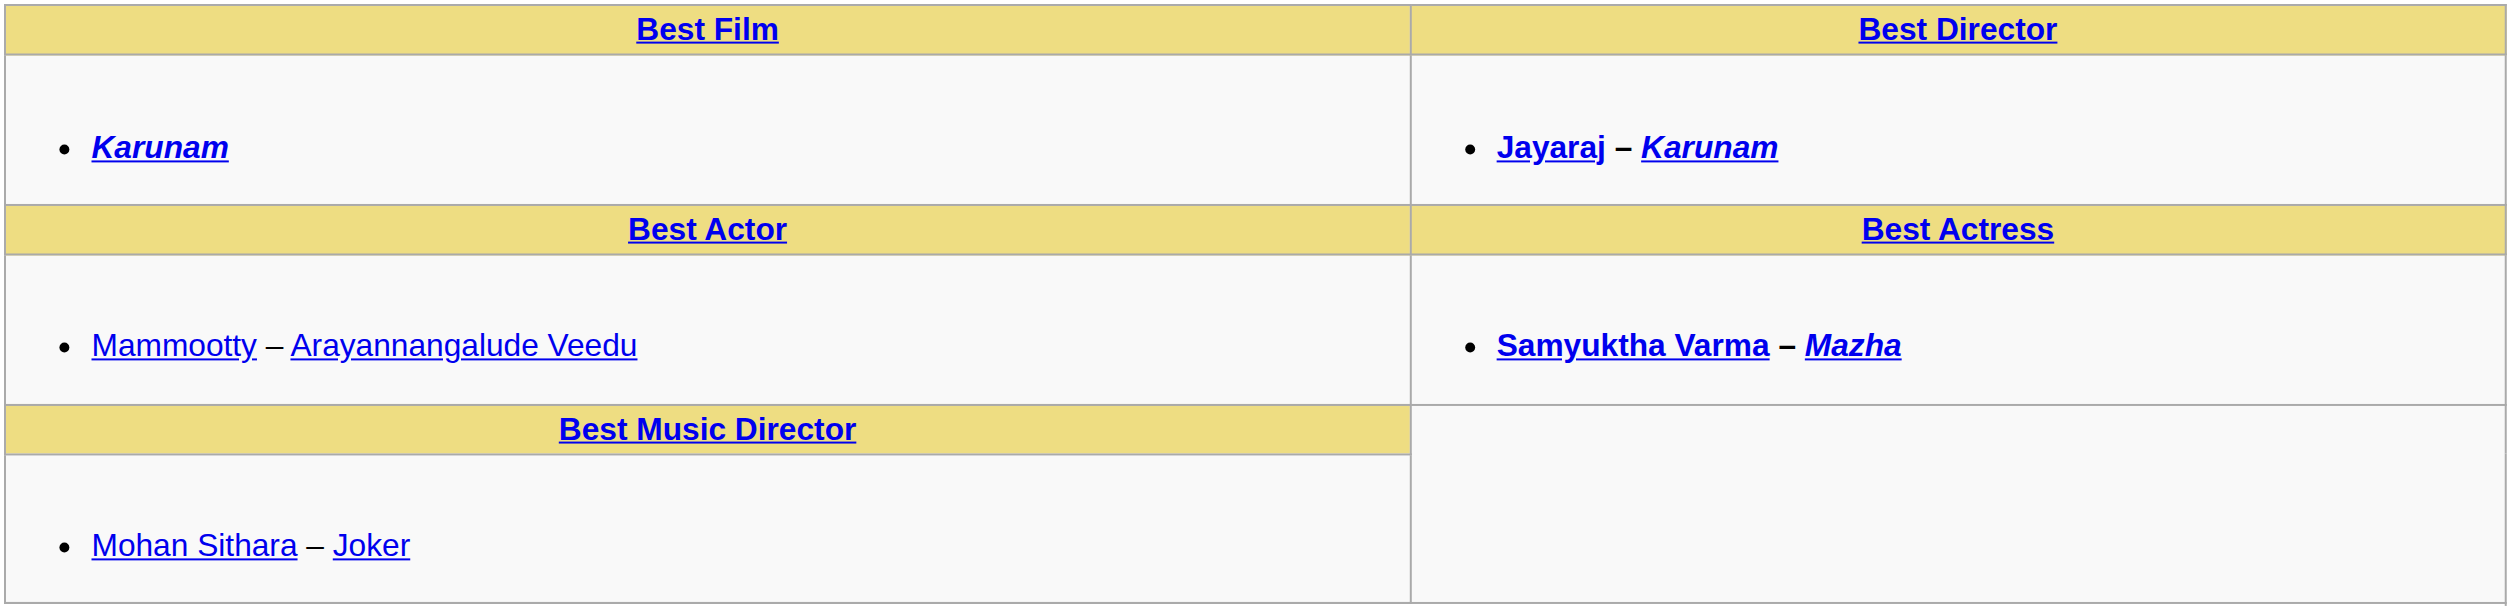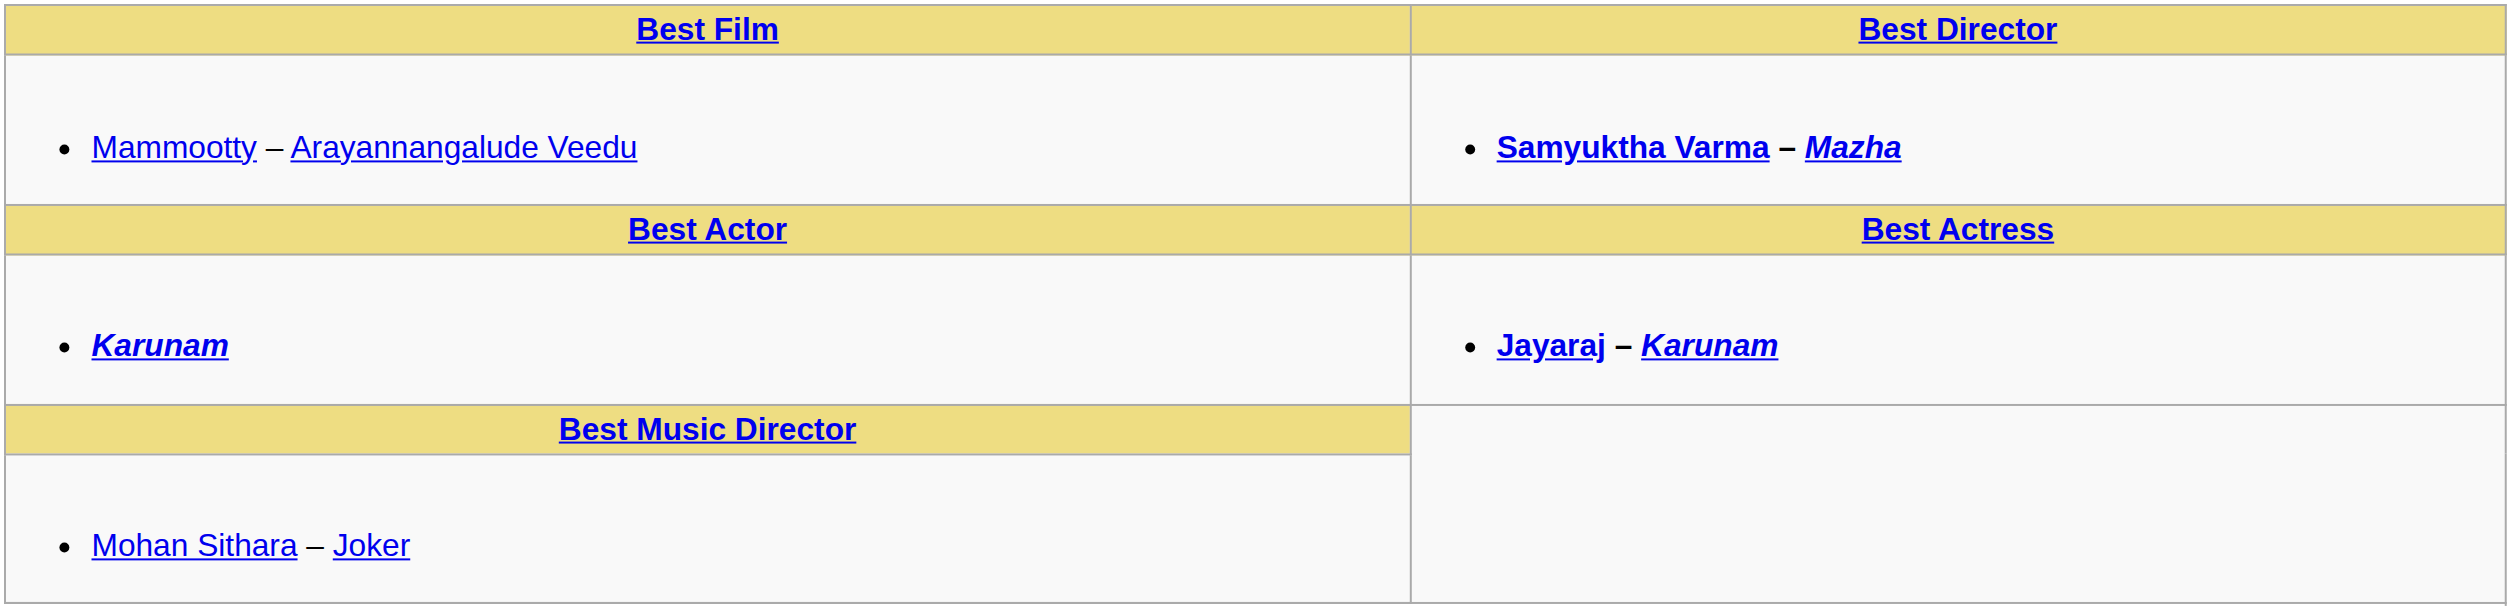rows swapped: (708, 148) <-> (708, 347)
